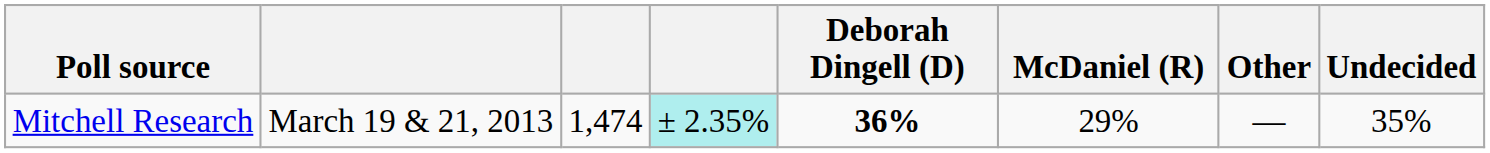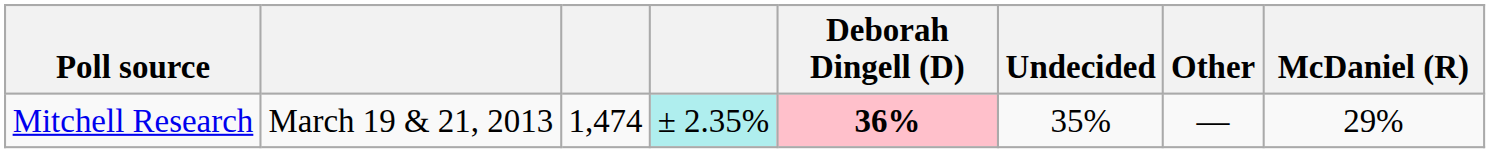columns swapped: (1109, 67) <-> (1401, 67)
(887, 119) no background -> (887, 119) pink background
